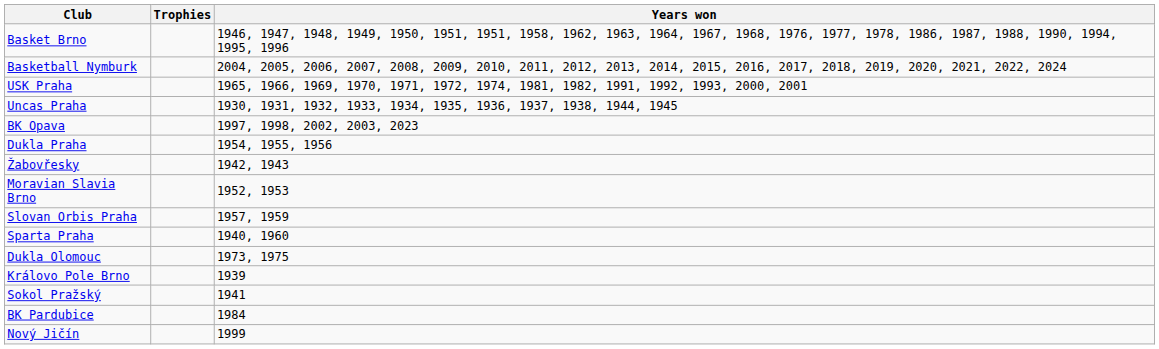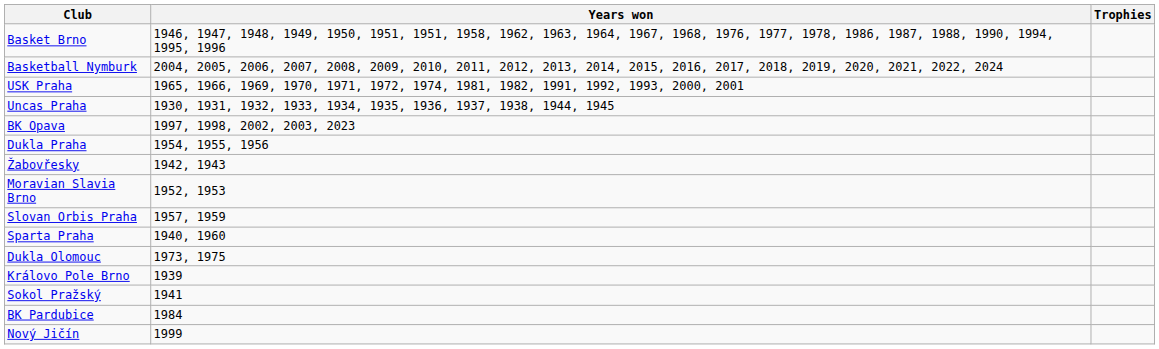columns swapped: (182, 14) <-> (684, 14)
